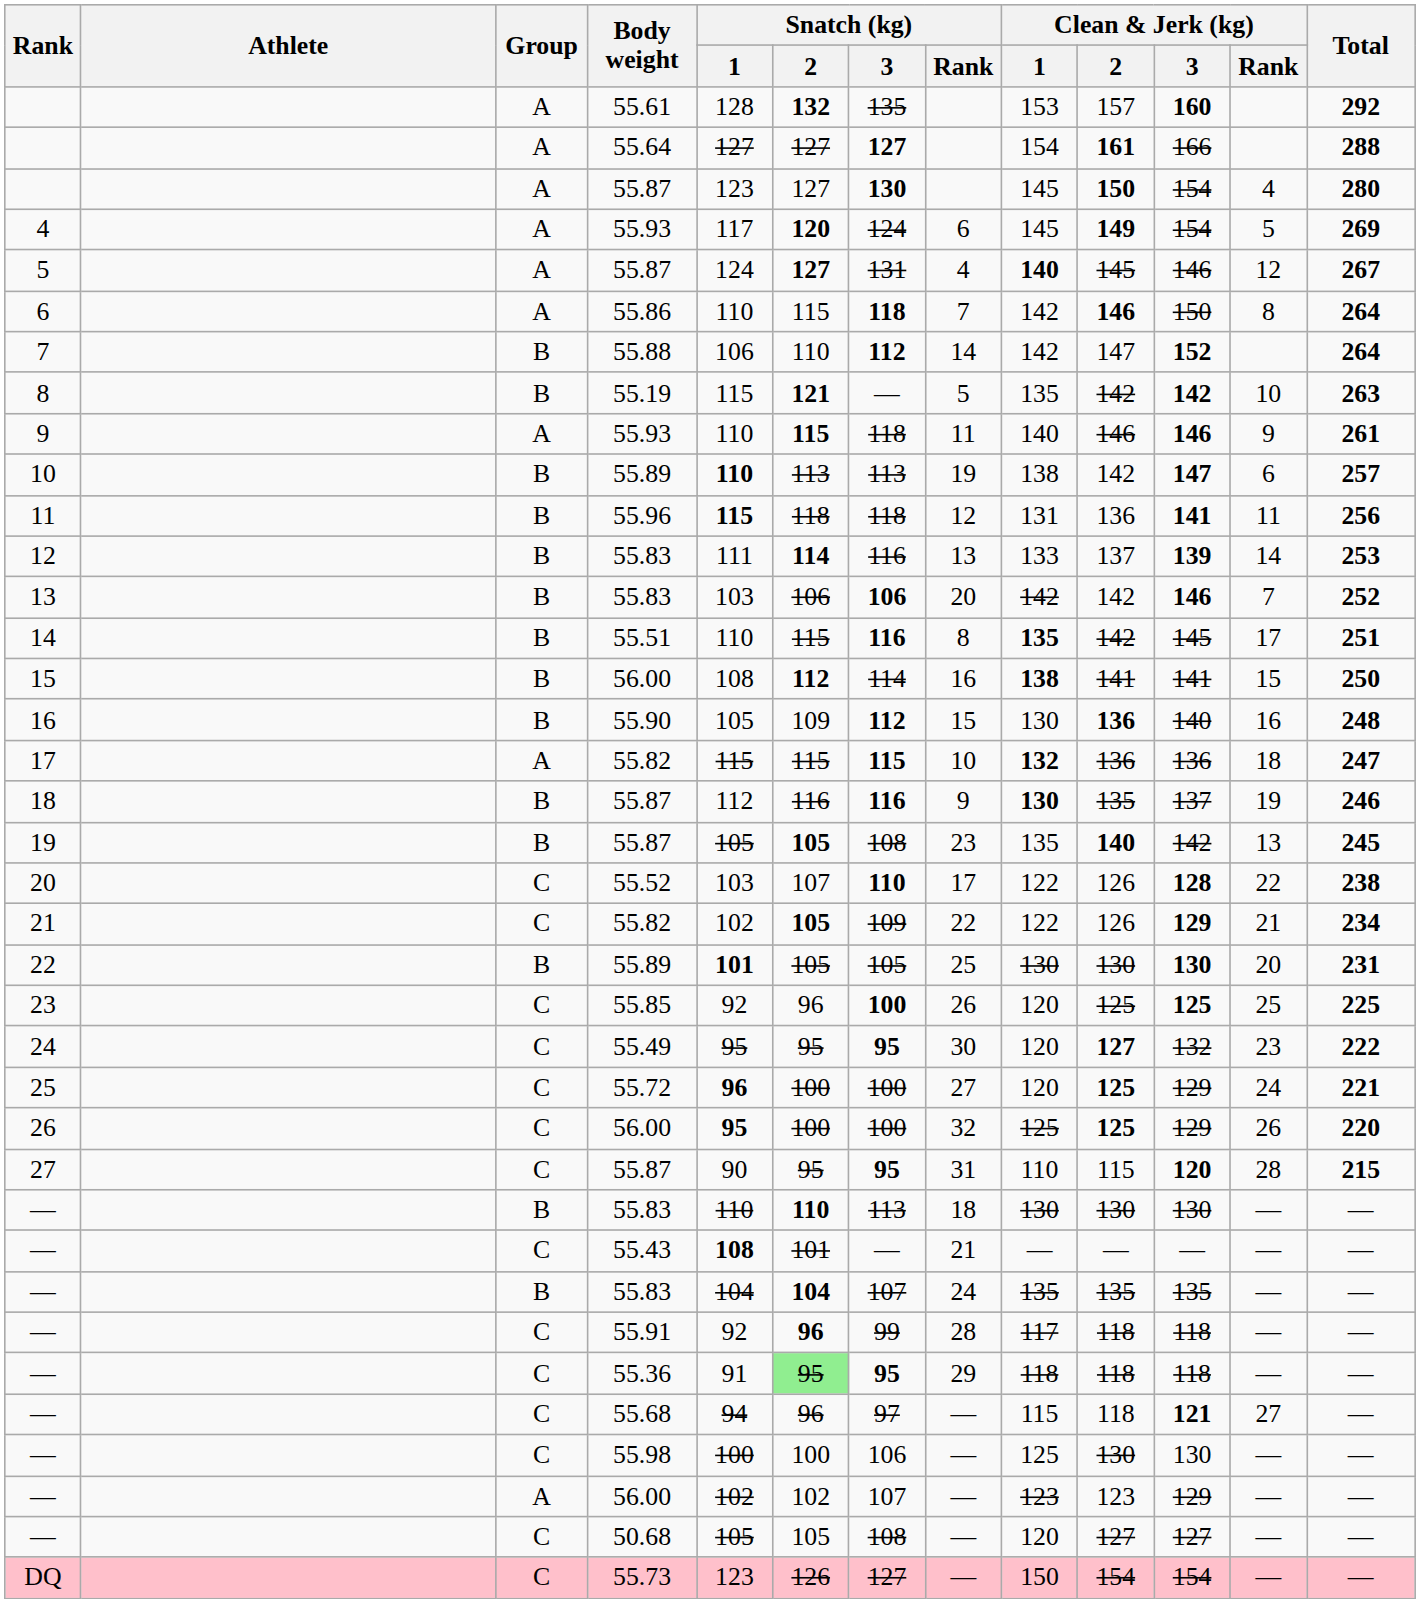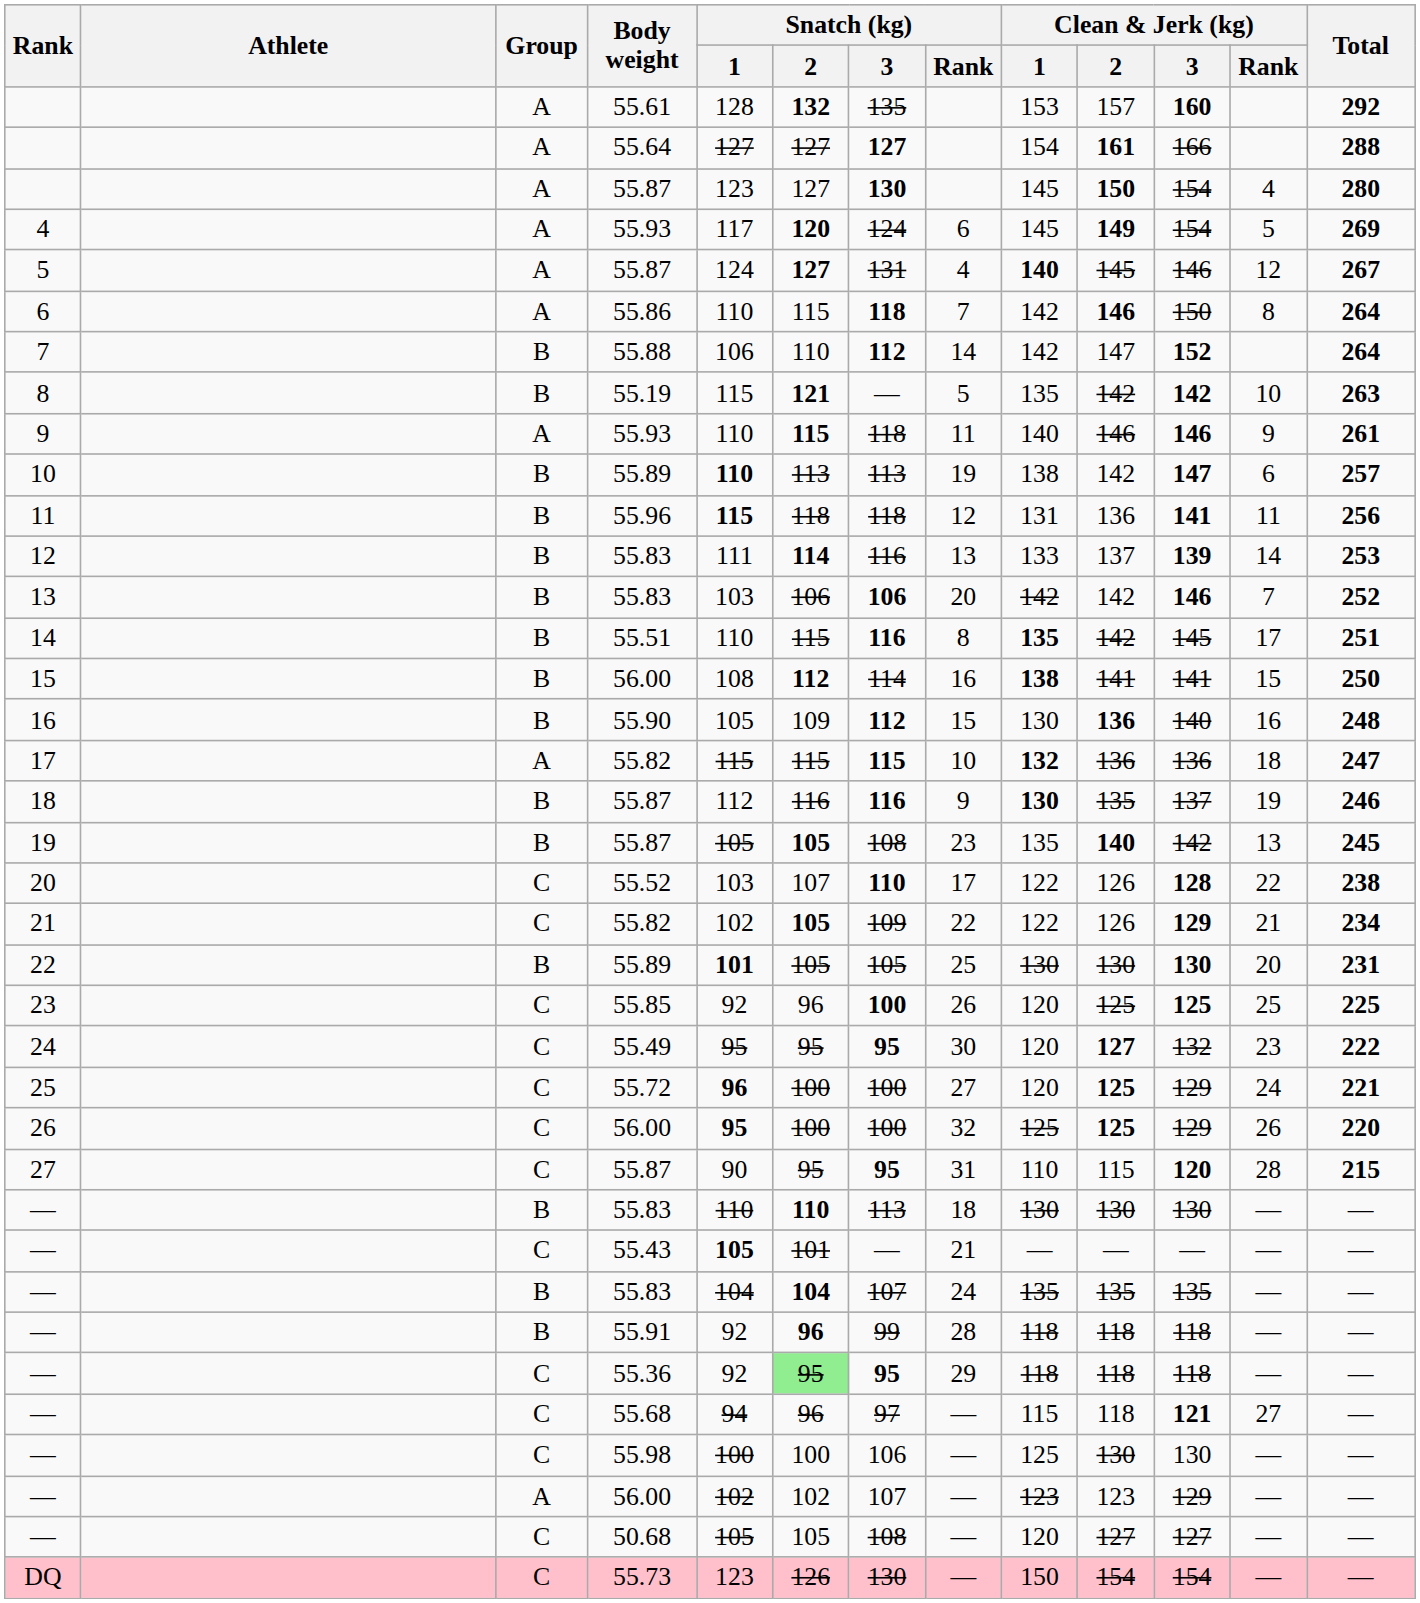(734, 1250) 108 -> (734, 1250) 105
(542, 1332) C -> (542, 1332) B
(1040, 1332) 117 -> (1040, 1332) 118
(734, 1373) 91 -> (734, 1373) 92
(887, 1577) 127 -> (887, 1577) 130
